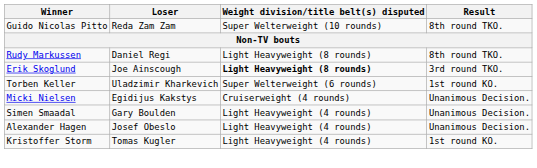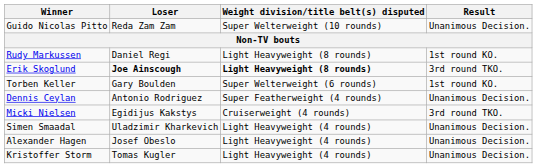(466, 26) 8th round TKO. -> (479, 26) Unanimous Decision.
(466, 55) 8th round TKO. -> (463, 55) 1st round KO.
(146, 69) normal -> (146, 69) bold
(165, 84) Uladzimir Kharkevich -> (144, 84) Gary Boulden
+ row: (41, 98)
(479, 98) Unanimous Decision. -> (466, 112) 3rd round TKO.
(144, 112) Gary Boulden -> (165, 127) Uladzimir Kharkevich
(463, 141) 1st round KO. -> (479, 156) Unanimous Decision.
